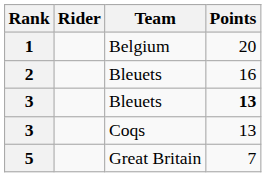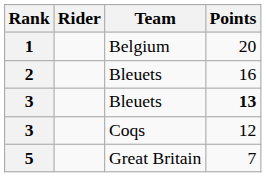(248, 130) 13 -> (248, 130) 12
